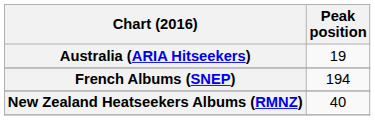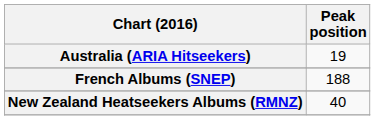(338, 79) 194 -> (338, 79) 188
